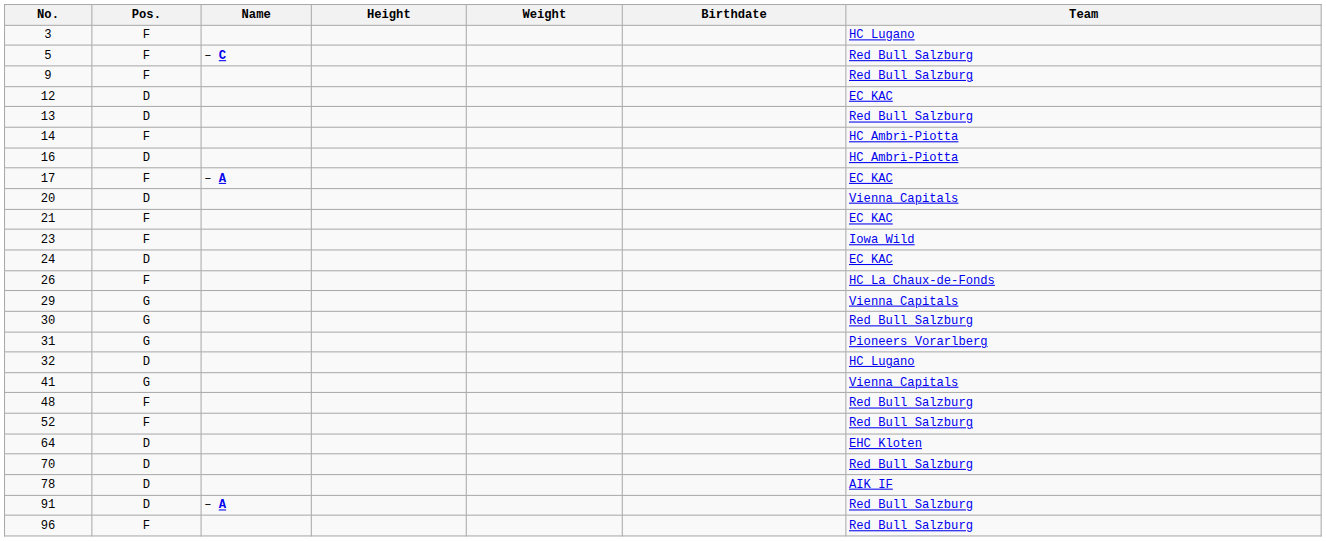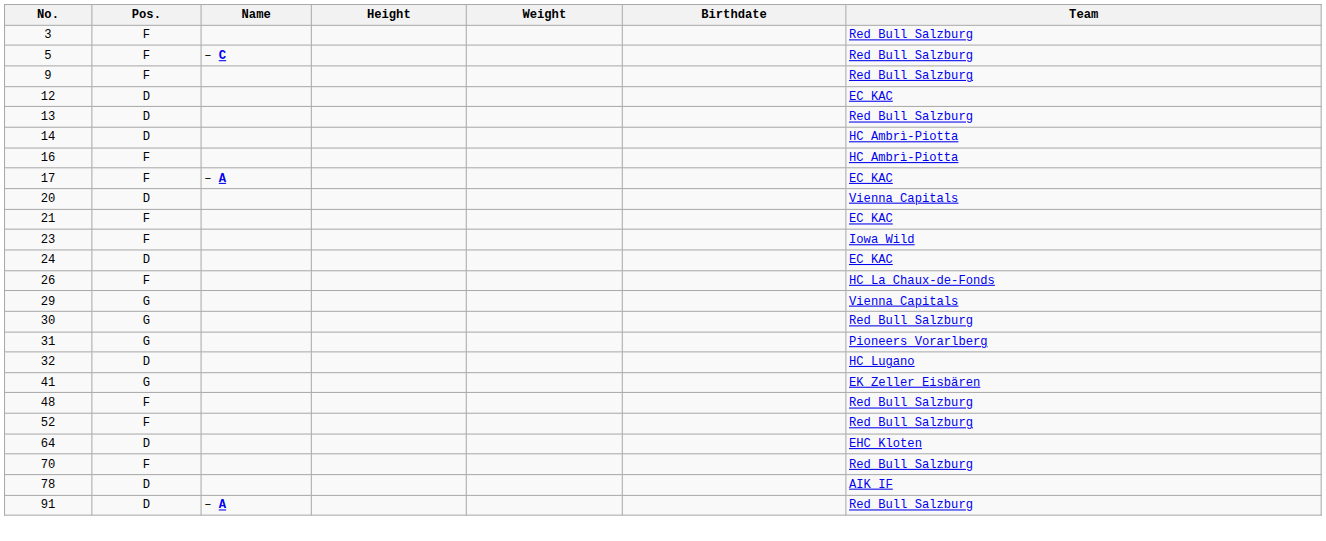(882, 35) HC Lugano -> (911, 35) Red Bull Salzburg
(146, 137) F -> (146, 137) D
(146, 158) D -> (146, 158) F
(904, 382) Vienna Capitals -> (915, 382) EK Zeller Eisbären
(146, 464) D -> (146, 464) F
- row: (48, 525)
